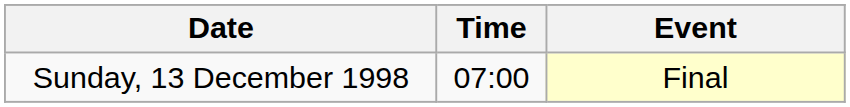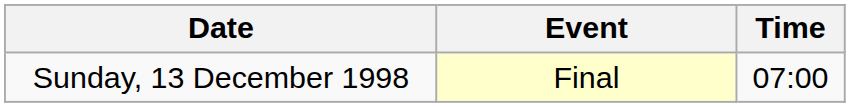columns swapped: (491, 28) <-> (695, 28)
